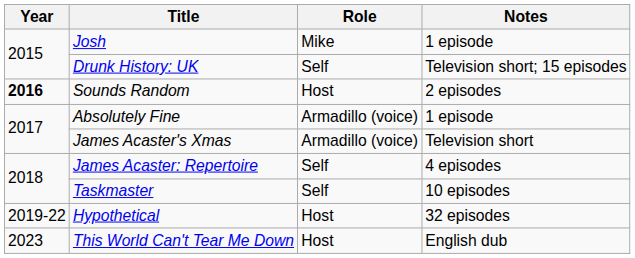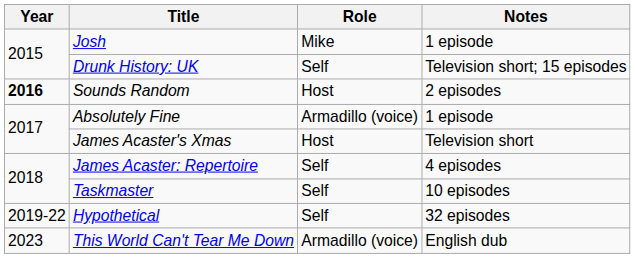(360, 141) Armadillo (voice) -> (317, 141) Host
(317, 215) Host -> (315, 215) Self
(317, 240) Host -> (360, 240) Armadillo (voice)
